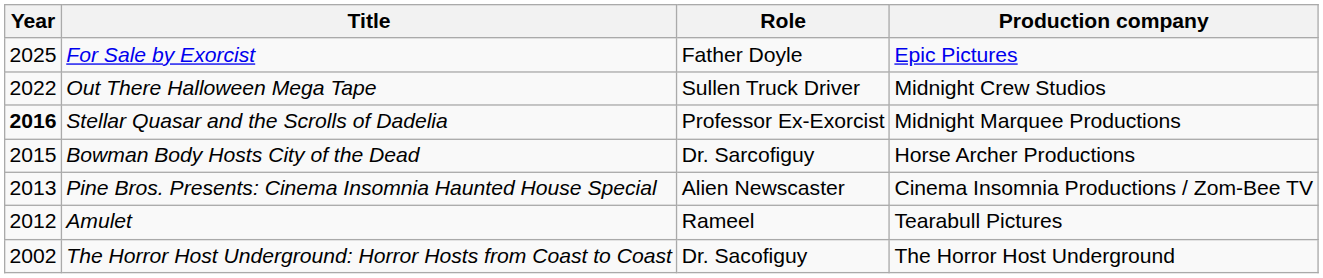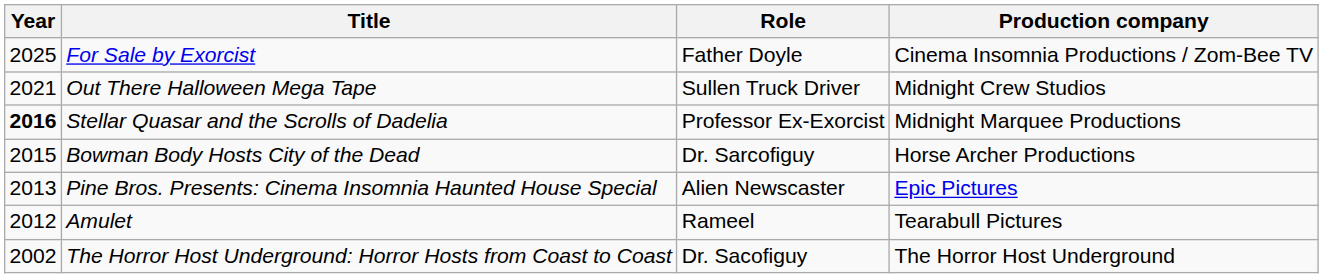(956, 54) Epic Pictures -> (1104, 54) Cinema Insomnia Productions / Zom-Bee TV
(33, 88) 2022 -> (33, 88) 2021
(1104, 188) Cinema Insomnia Productions / Zom-Bee TV -> (956, 188) Epic Pictures
